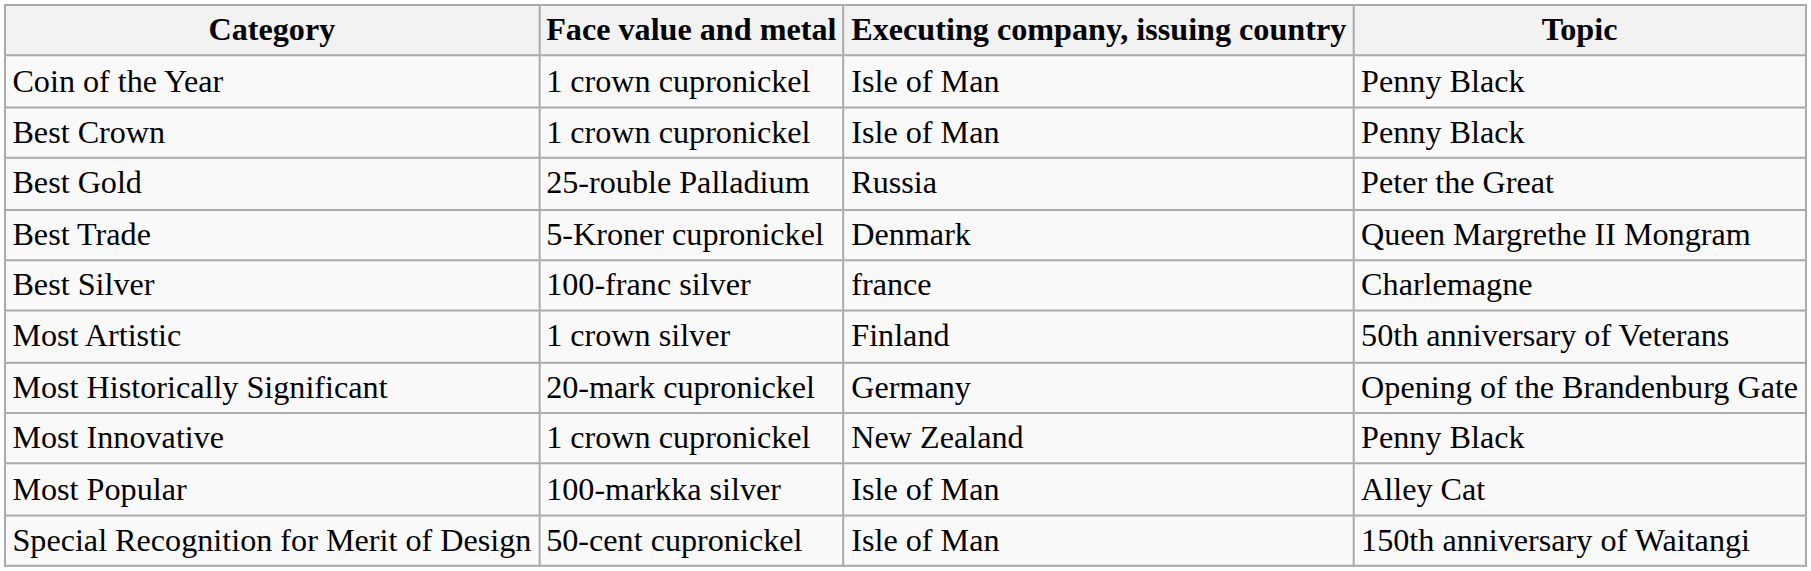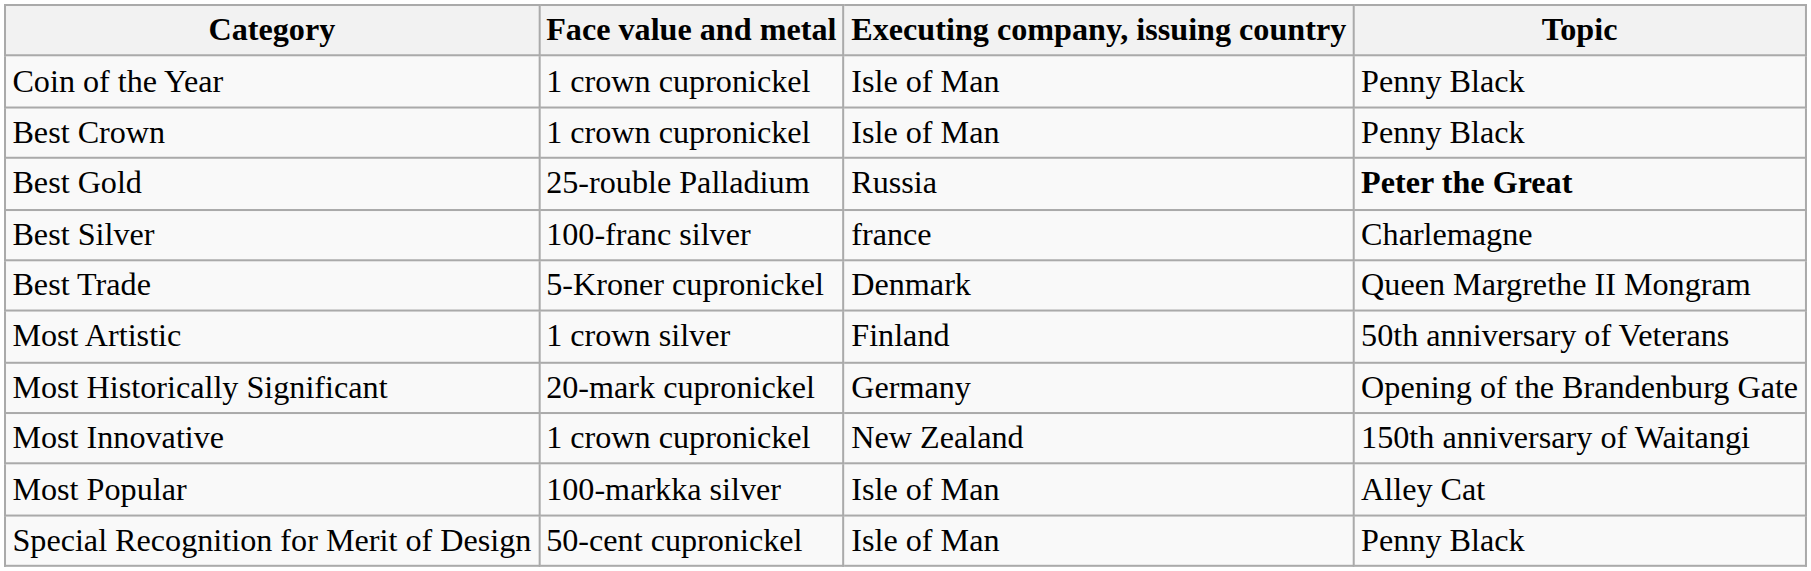(1458, 183) normal -> (1467, 183) bold
rows swapped: (83, 285) <-> (82, 234)
(1443, 438) Penny Black -> (1556, 438) 150th anniversary of Waitangi
(1556, 540) 150th anniversary of Waitangi -> (1443, 540) Penny Black
